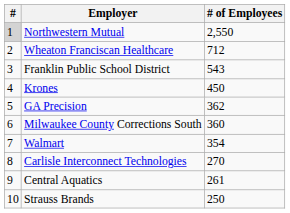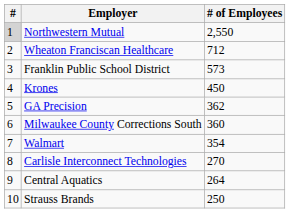(216, 69) 543 -> (216, 69) 573
(216, 180) 261 -> (216, 180) 264
